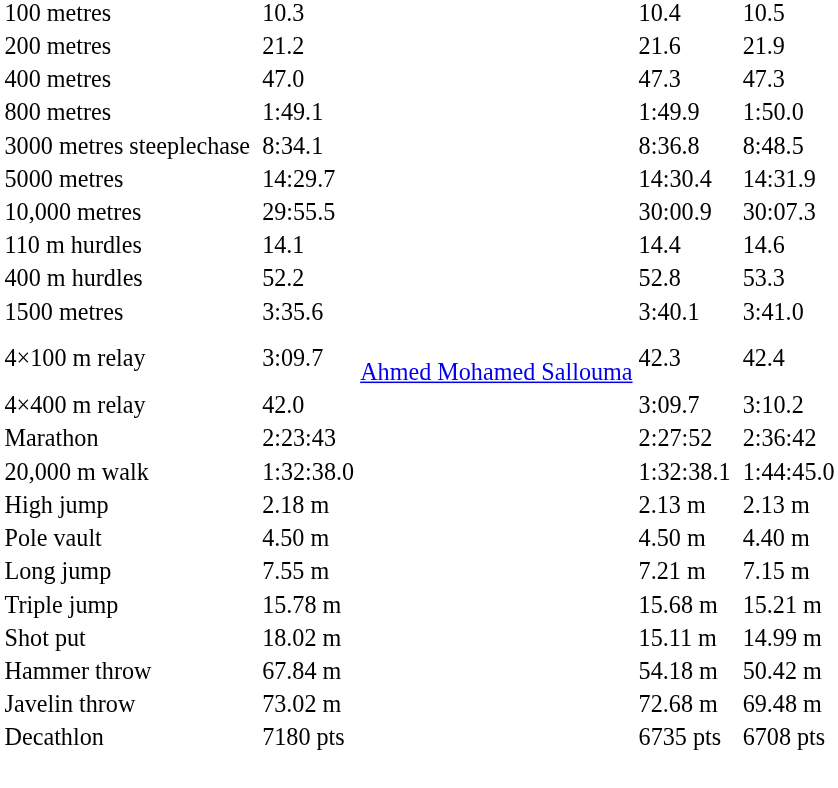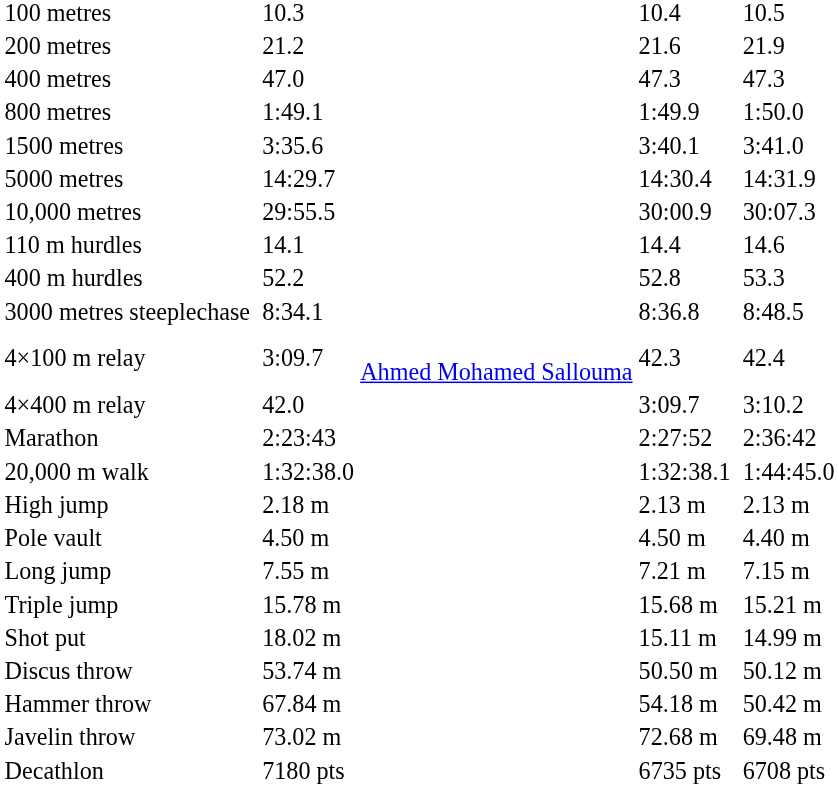rows swapped: (64, 311) <-> (127, 145)
+ row: (69, 671)
